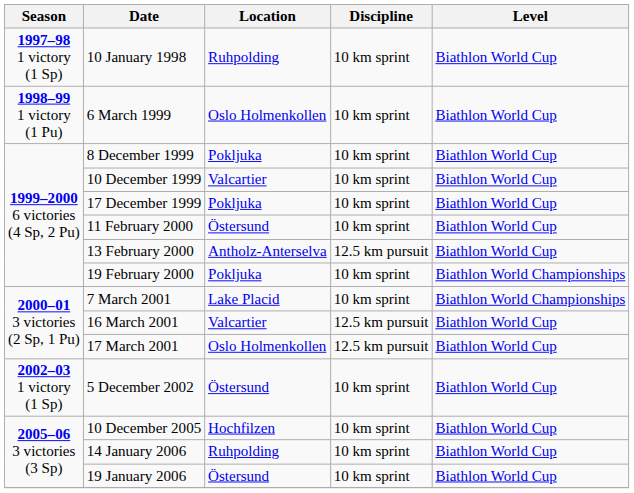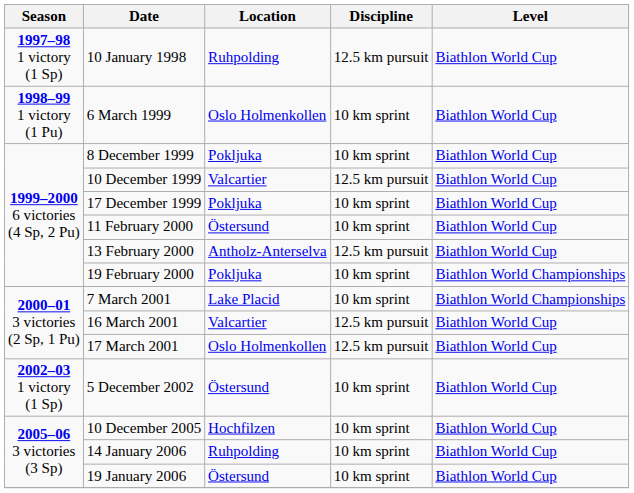(372, 57) 10 km sprint -> (381, 57) 12.5 km pursuit
(372, 179) 10 km sprint -> (381, 179) 12.5 km pursuit
